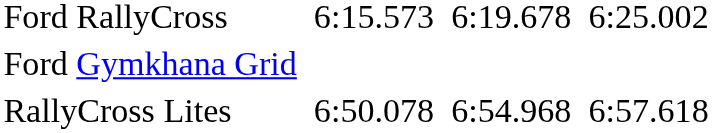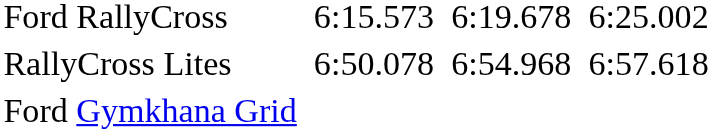rows swapped: (117, 110) <-> (150, 63)
